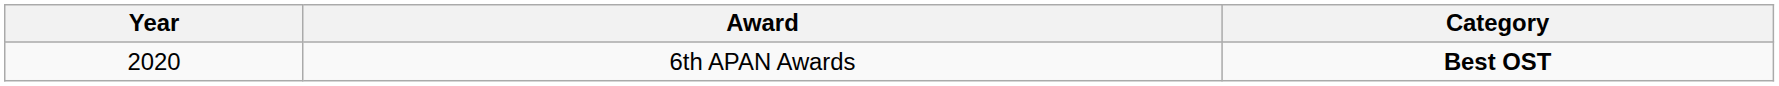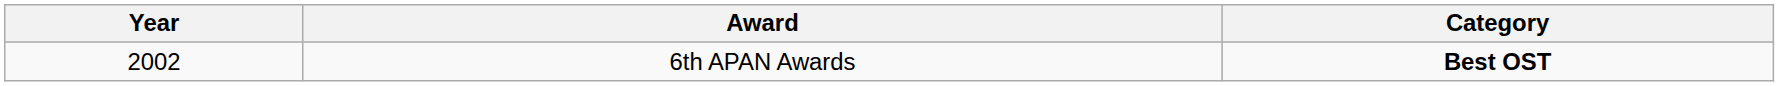(154, 61) 2020 -> (154, 61) 2002
